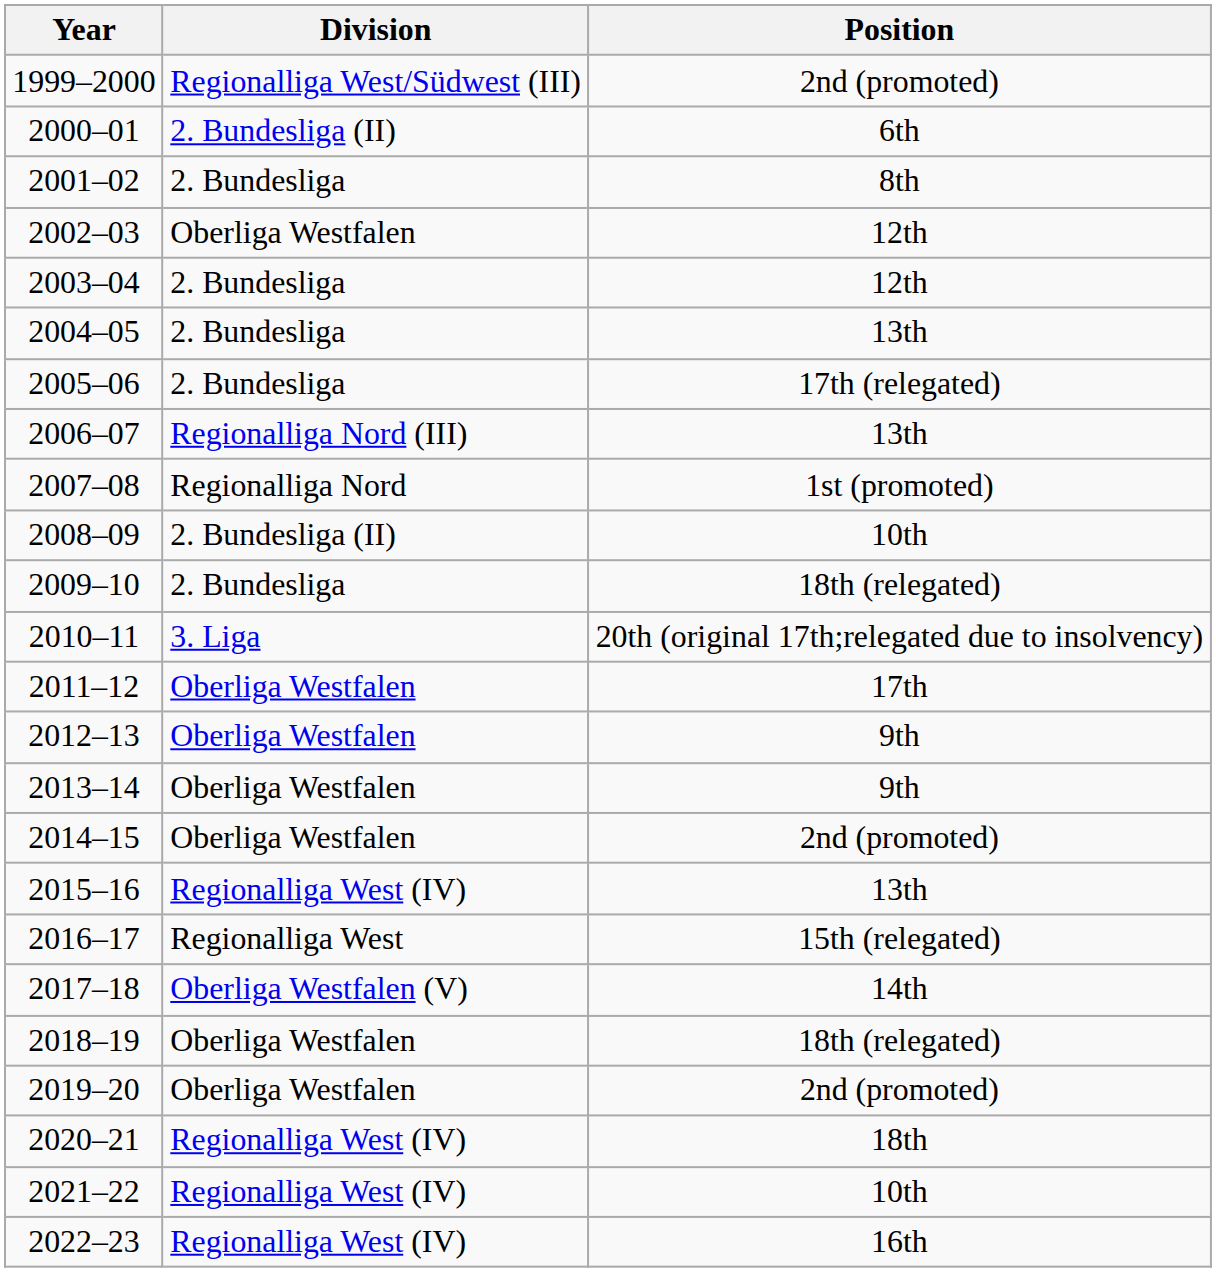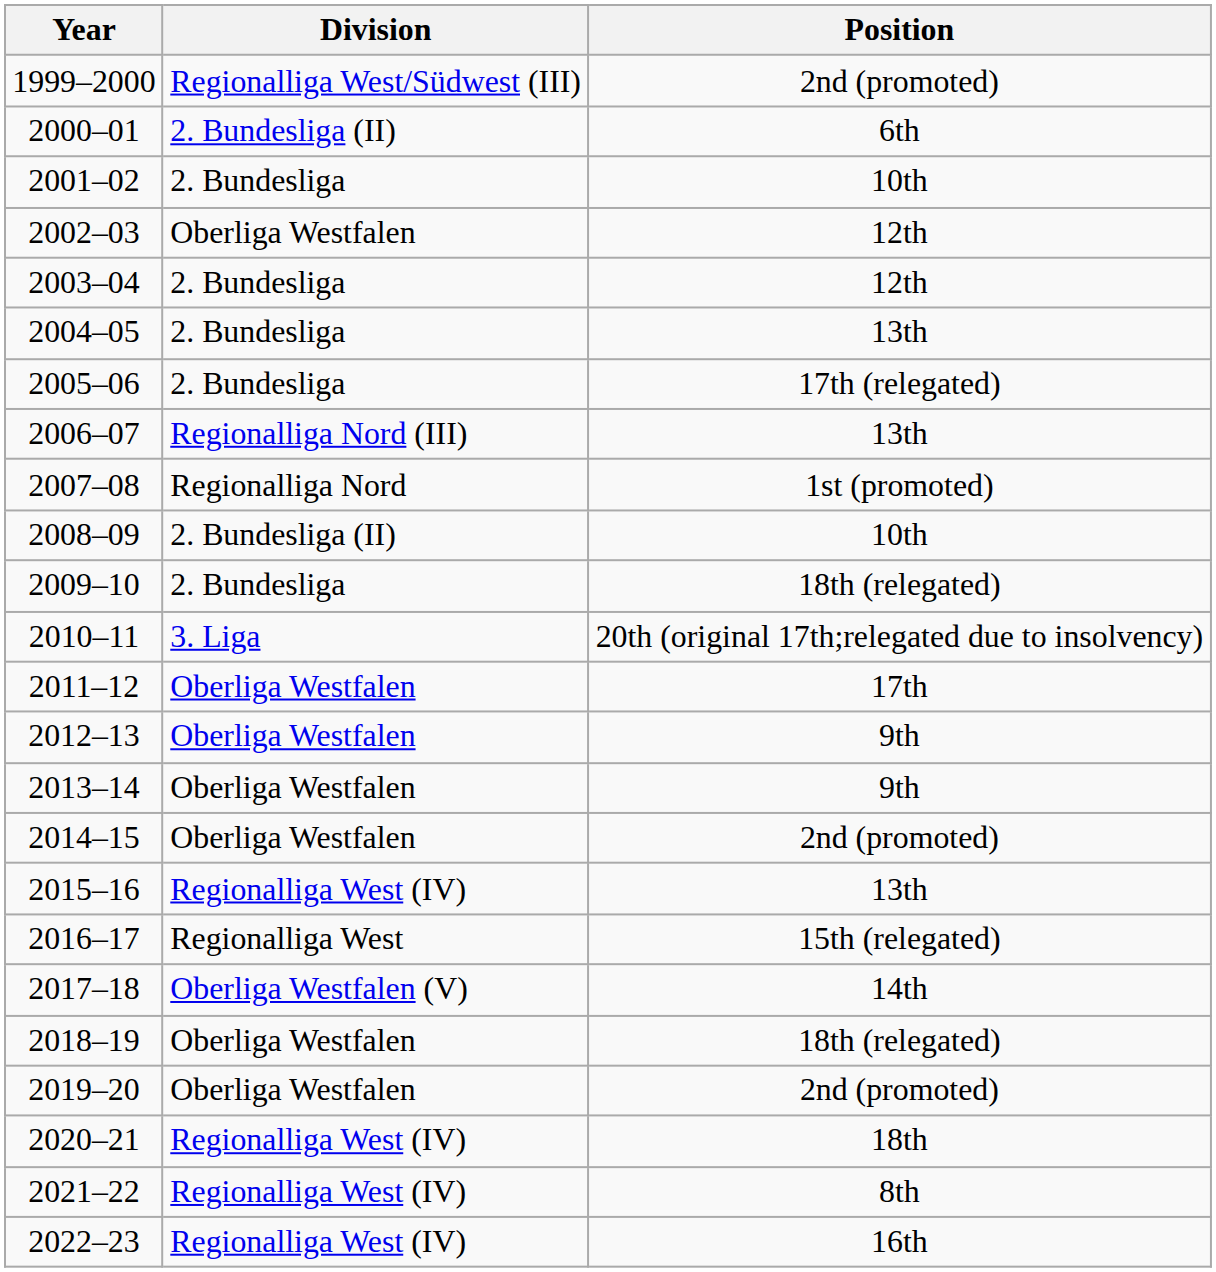(899, 181) 8th -> (899, 181) 10th
(899, 1191) 10th -> (899, 1191) 8th
